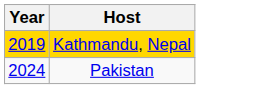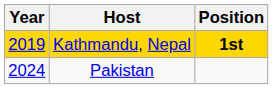+ column: (231, 17)
